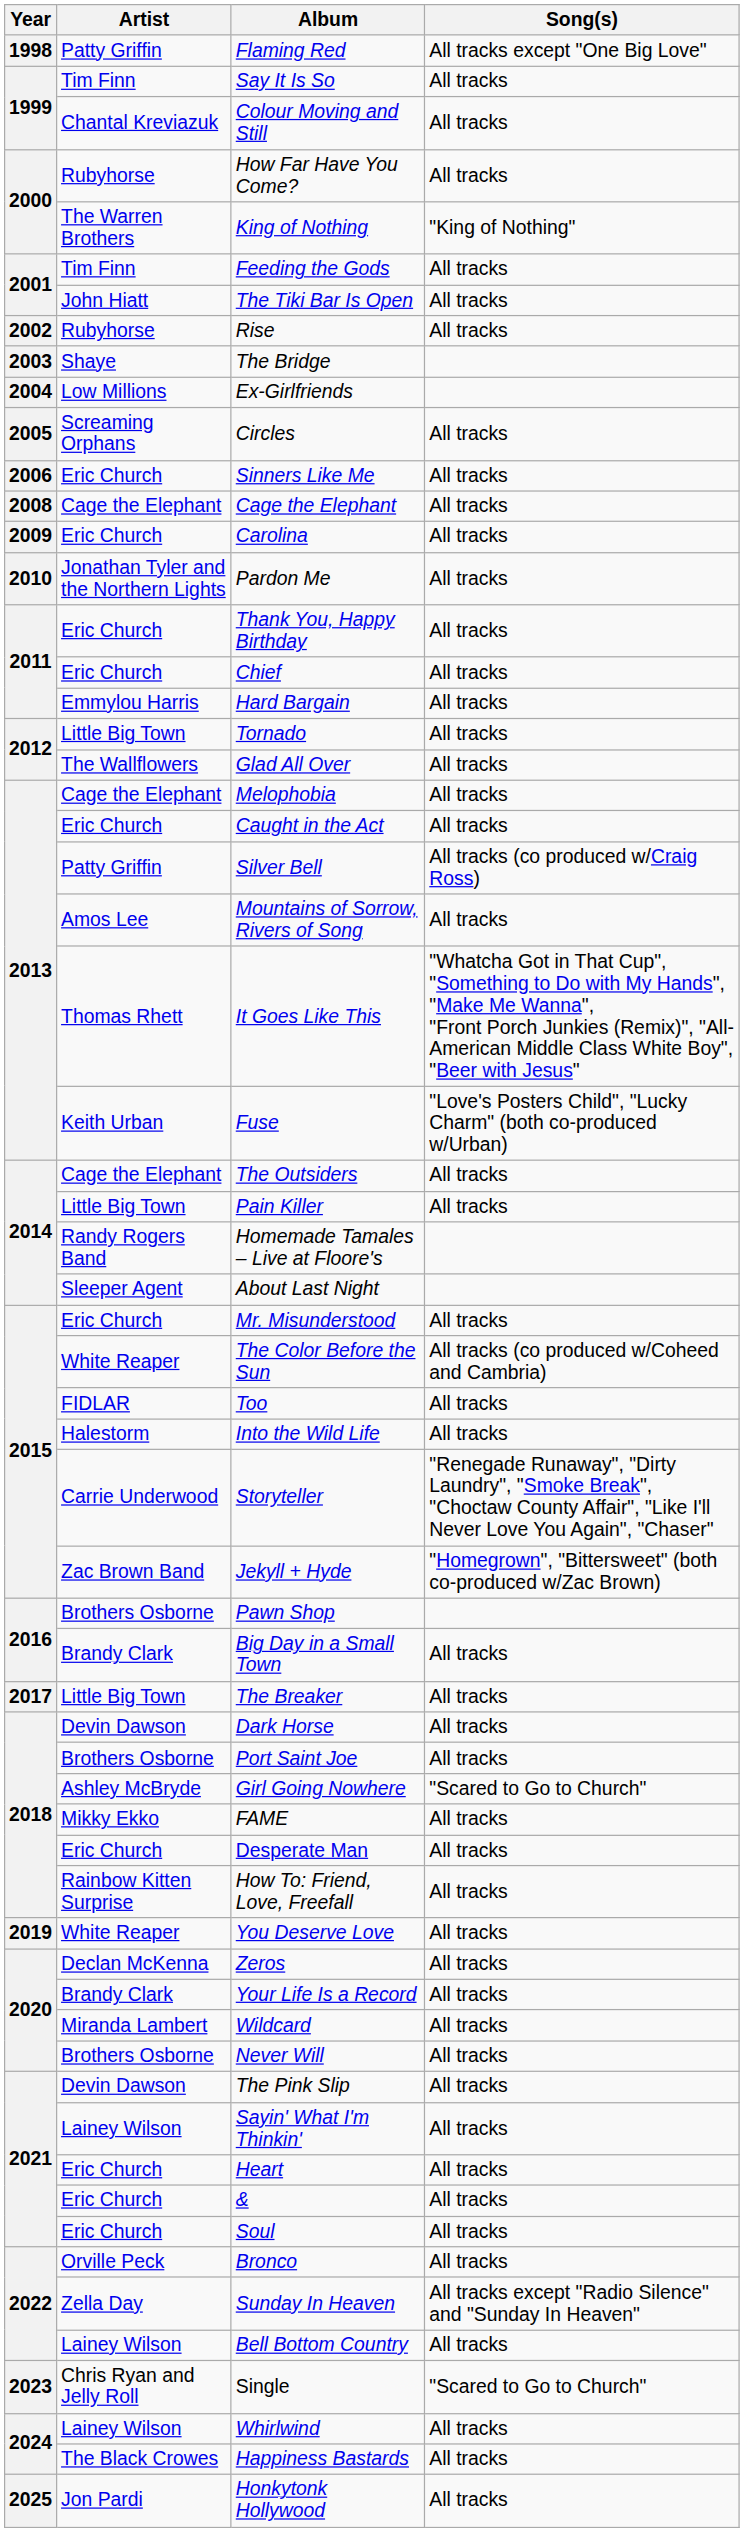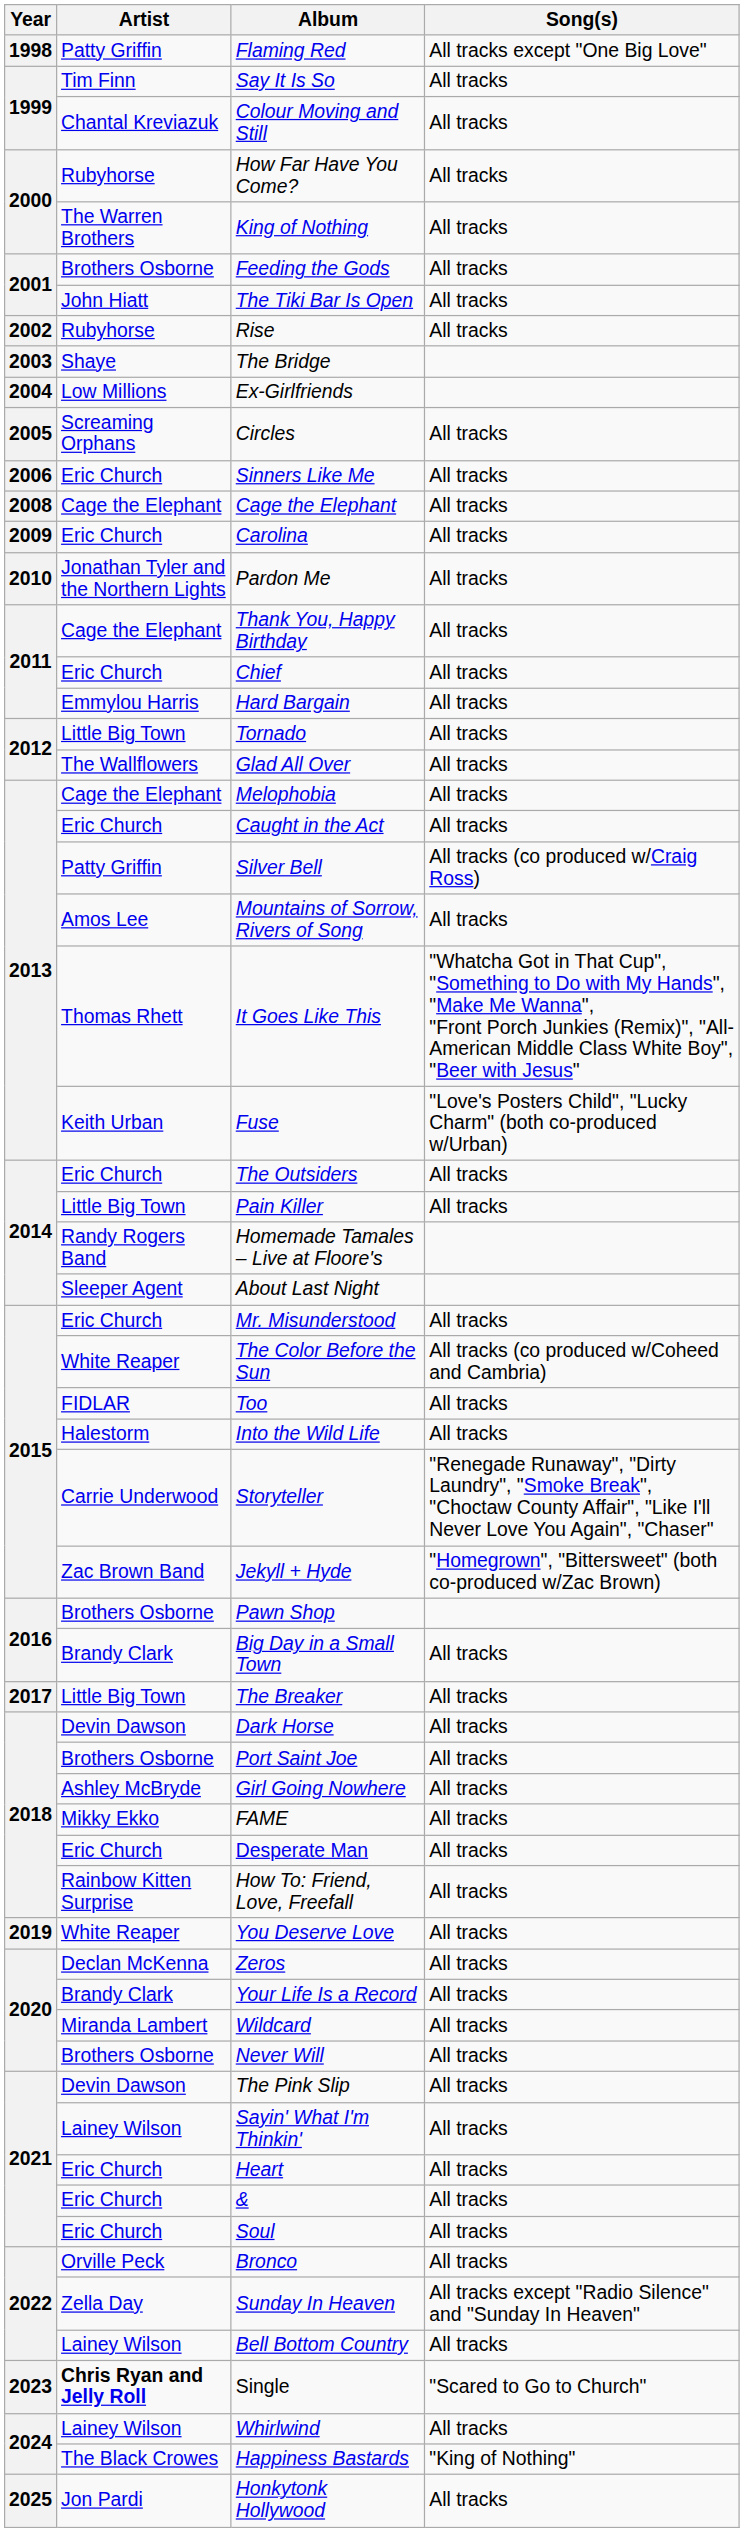(502, 227) "King of Nothing" -> (469, 227) All tracks
(98, 269) Tim Finn -> (137, 269) Brothers Osborne
(112, 630) Eric Church -> (141, 630) Cage the Elephant
(141, 1175) Cage the Elephant -> (112, 1175) Eric Church
(538, 1788) "Scared to Go to Church" -> (469, 1788) All tracks
(128, 2386) normal -> (132, 2386) bold
(469, 2459) All tracks -> (502, 2459) "King of Nothing"
